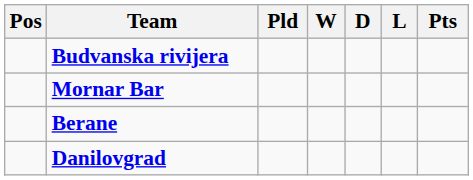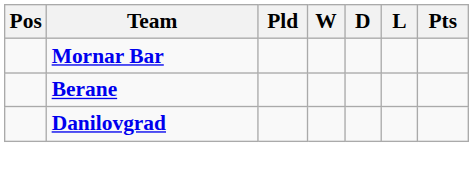- row: (140, 55)
